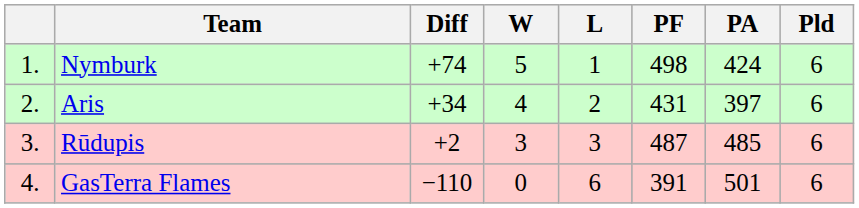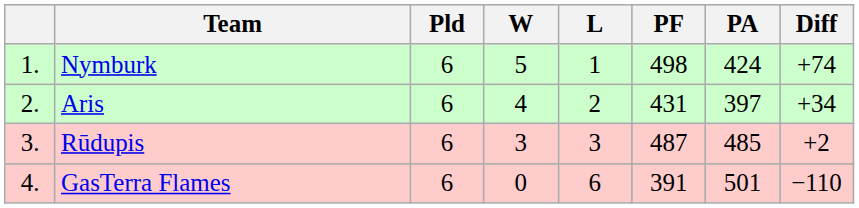columns swapped: (816, 24) <-> (447, 24)
